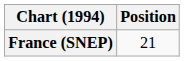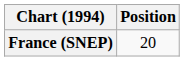(148, 42) 21 -> (148, 42) 20
